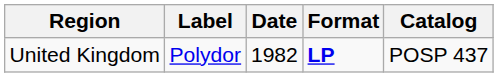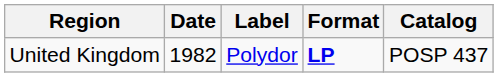columns swapped: (274, 21) <-> (205, 21)
